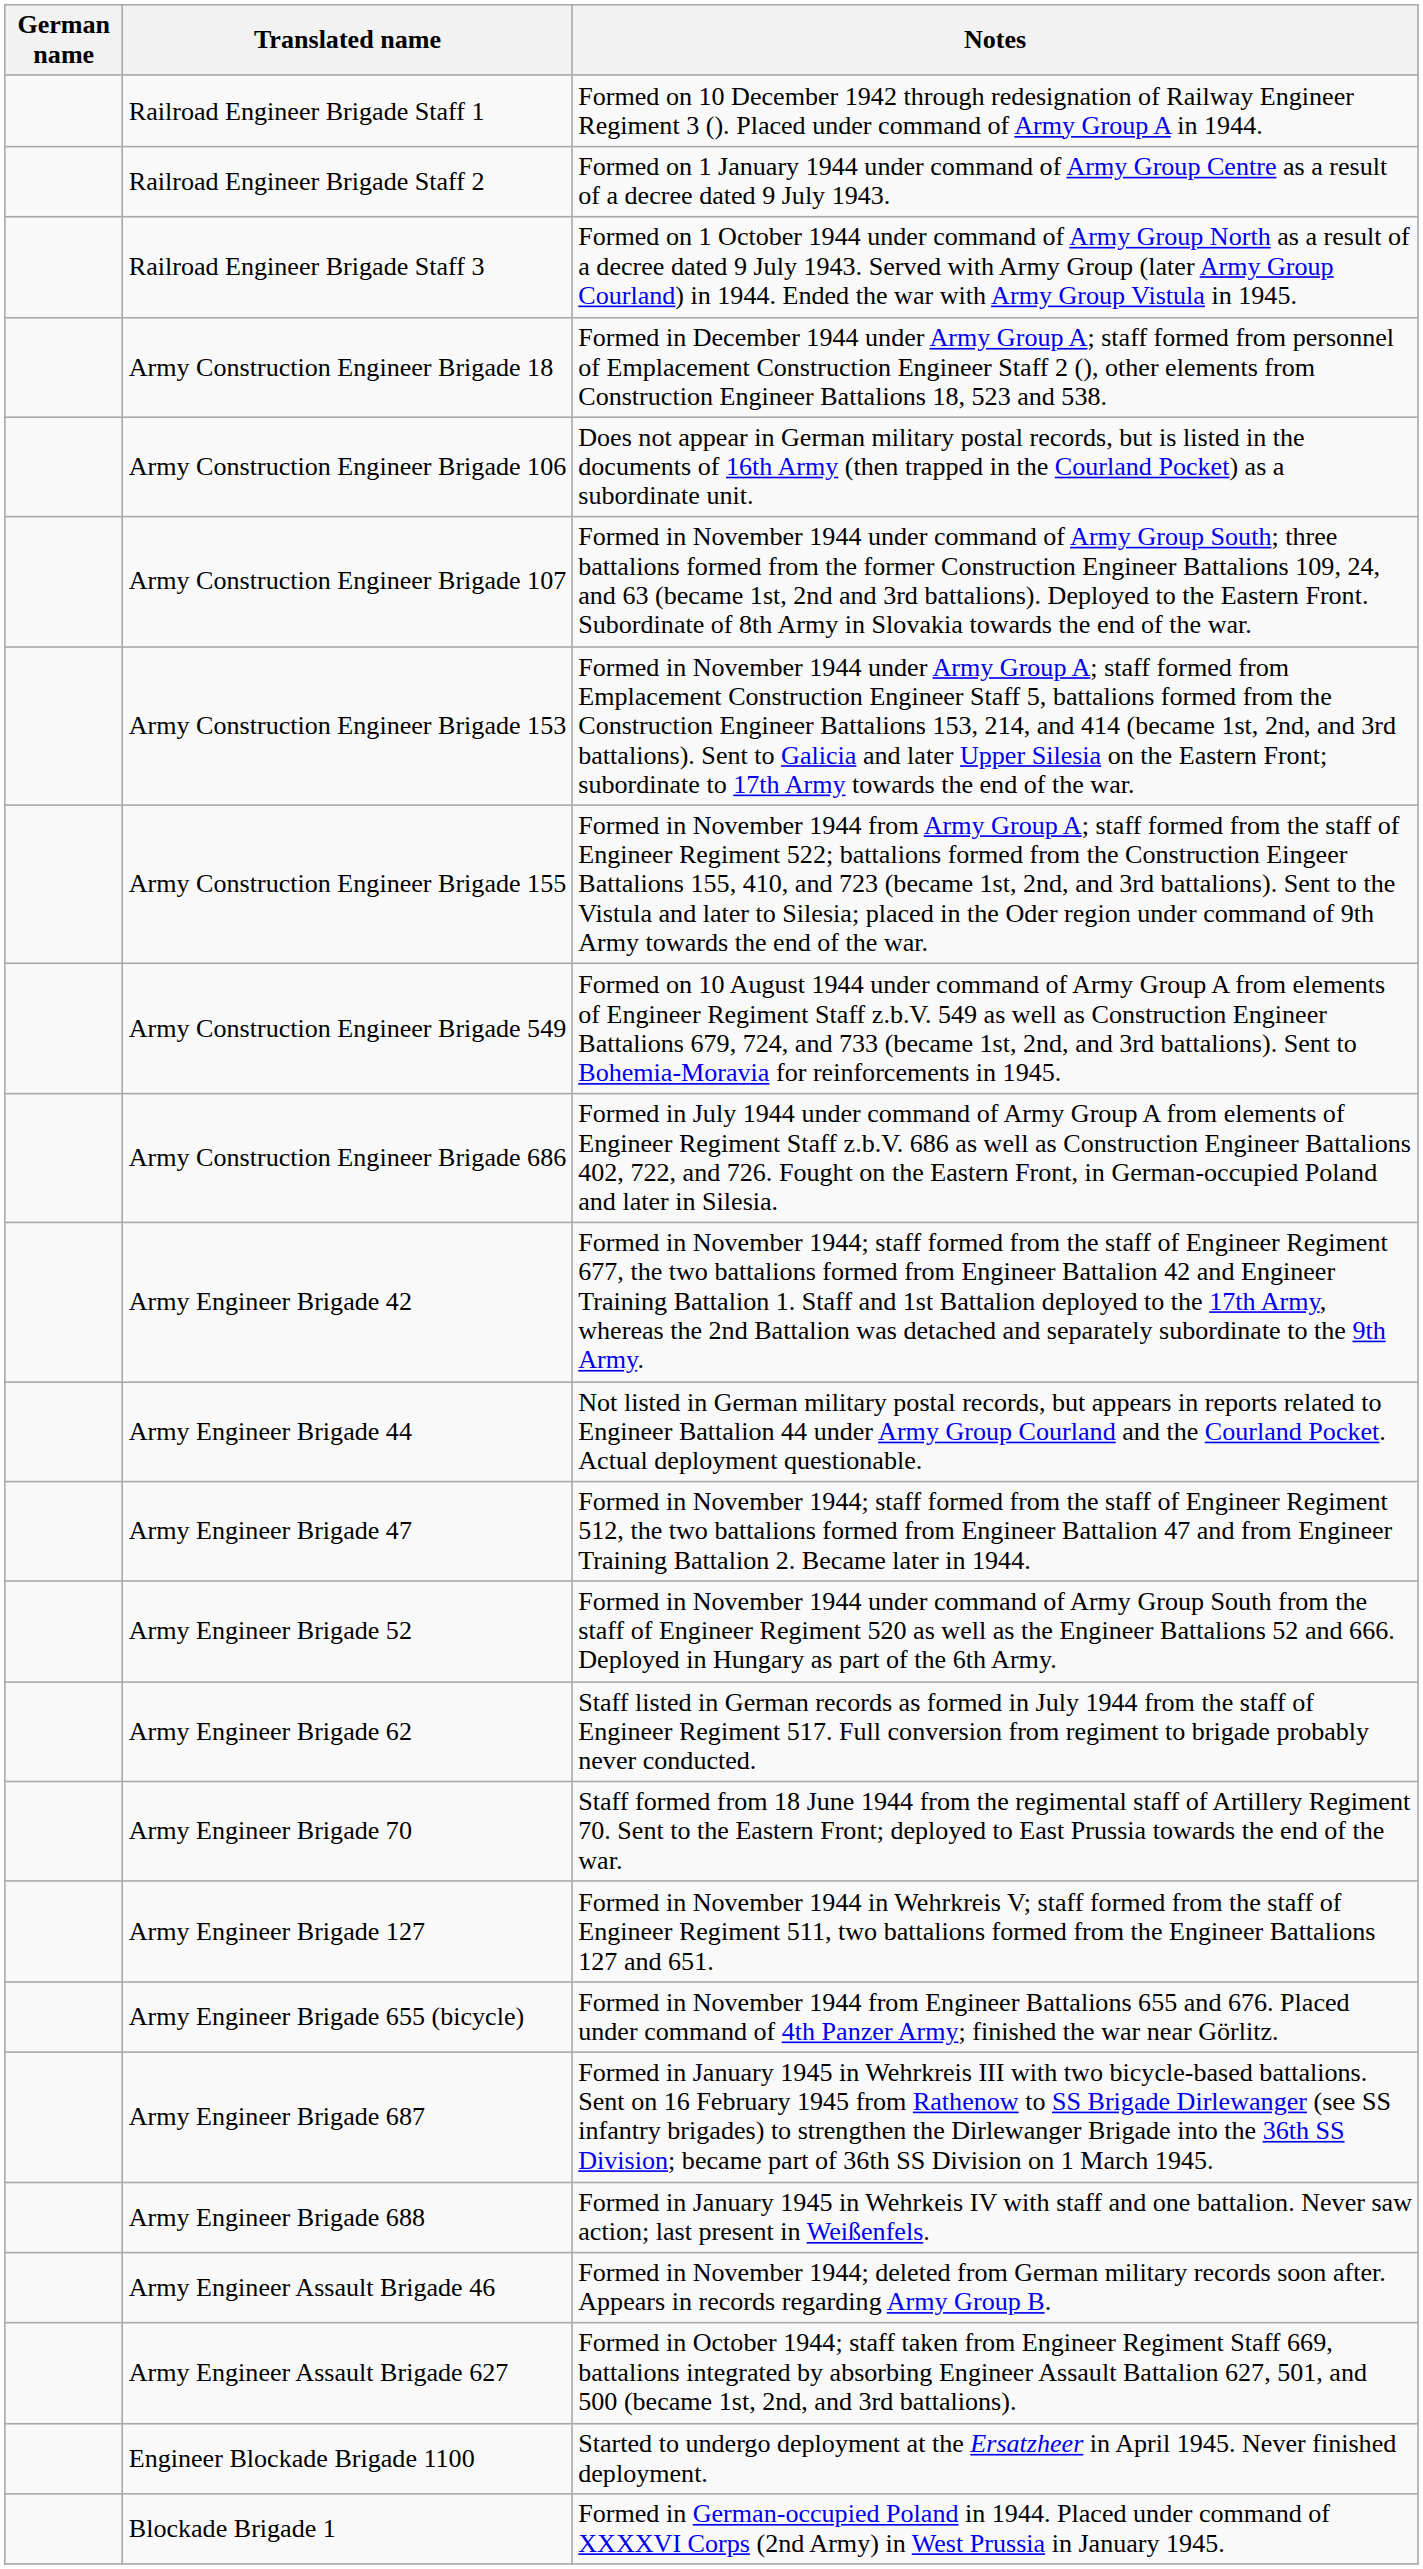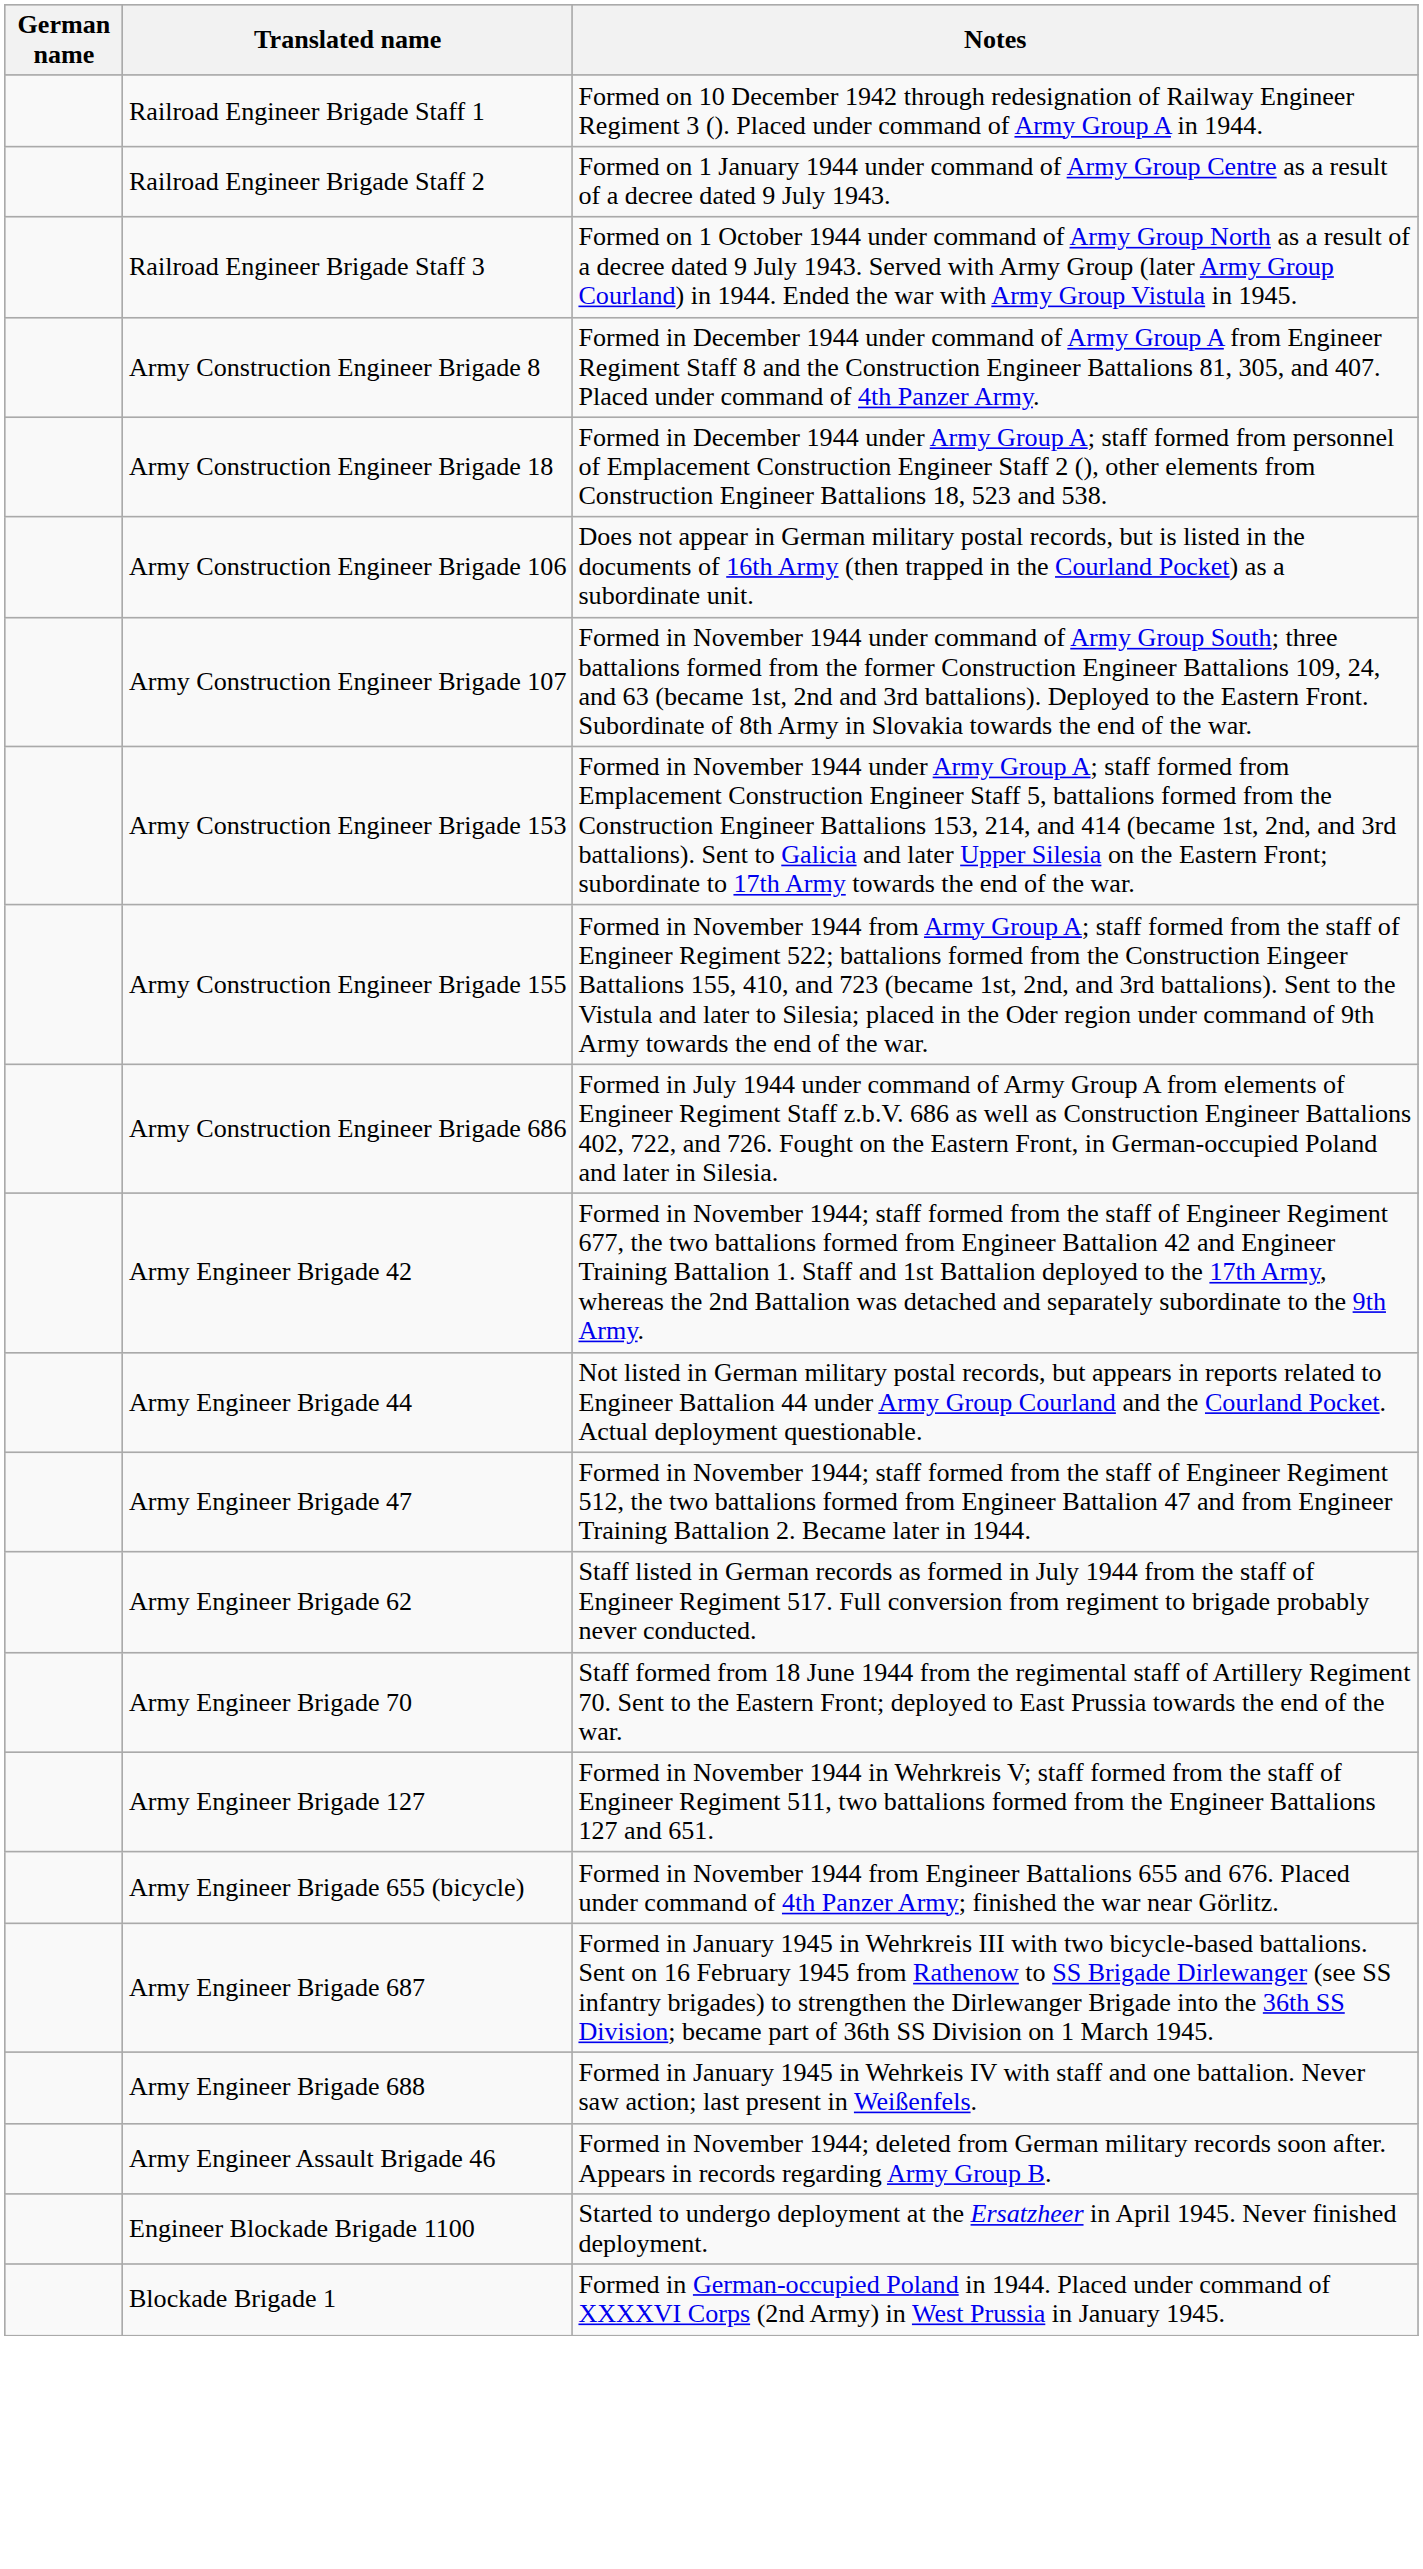+ row: (335, 366)
- row: (347, 1028)
- row: (270, 1631)
- row: (319, 2372)
